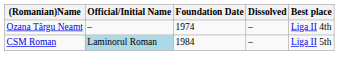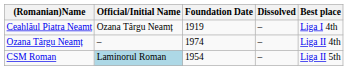+ row: (49, 27)
(185, 42) 1984 -> (194, 58) 1954
